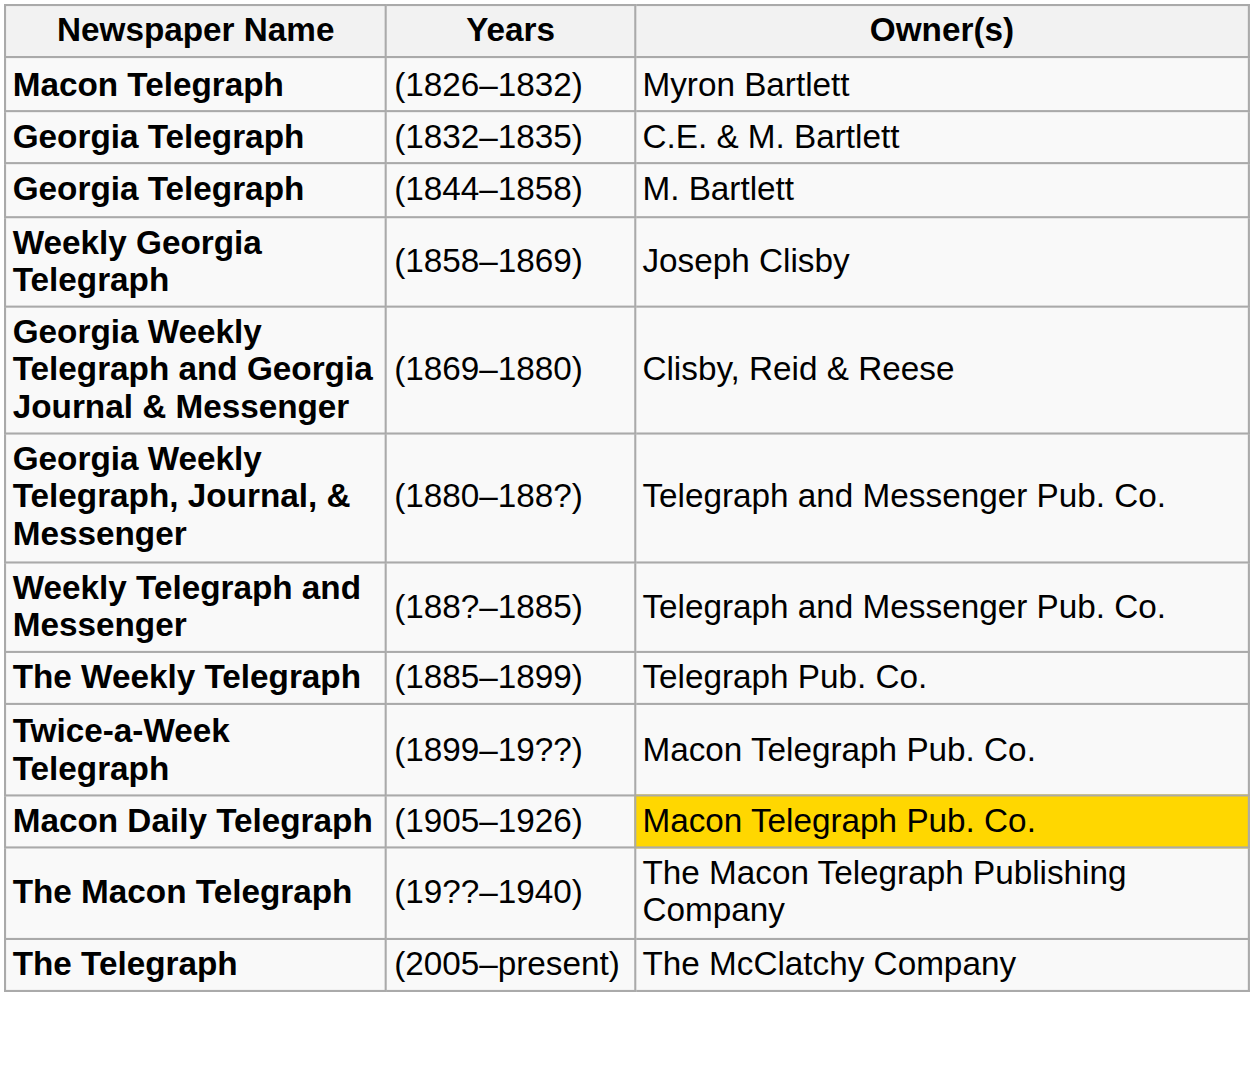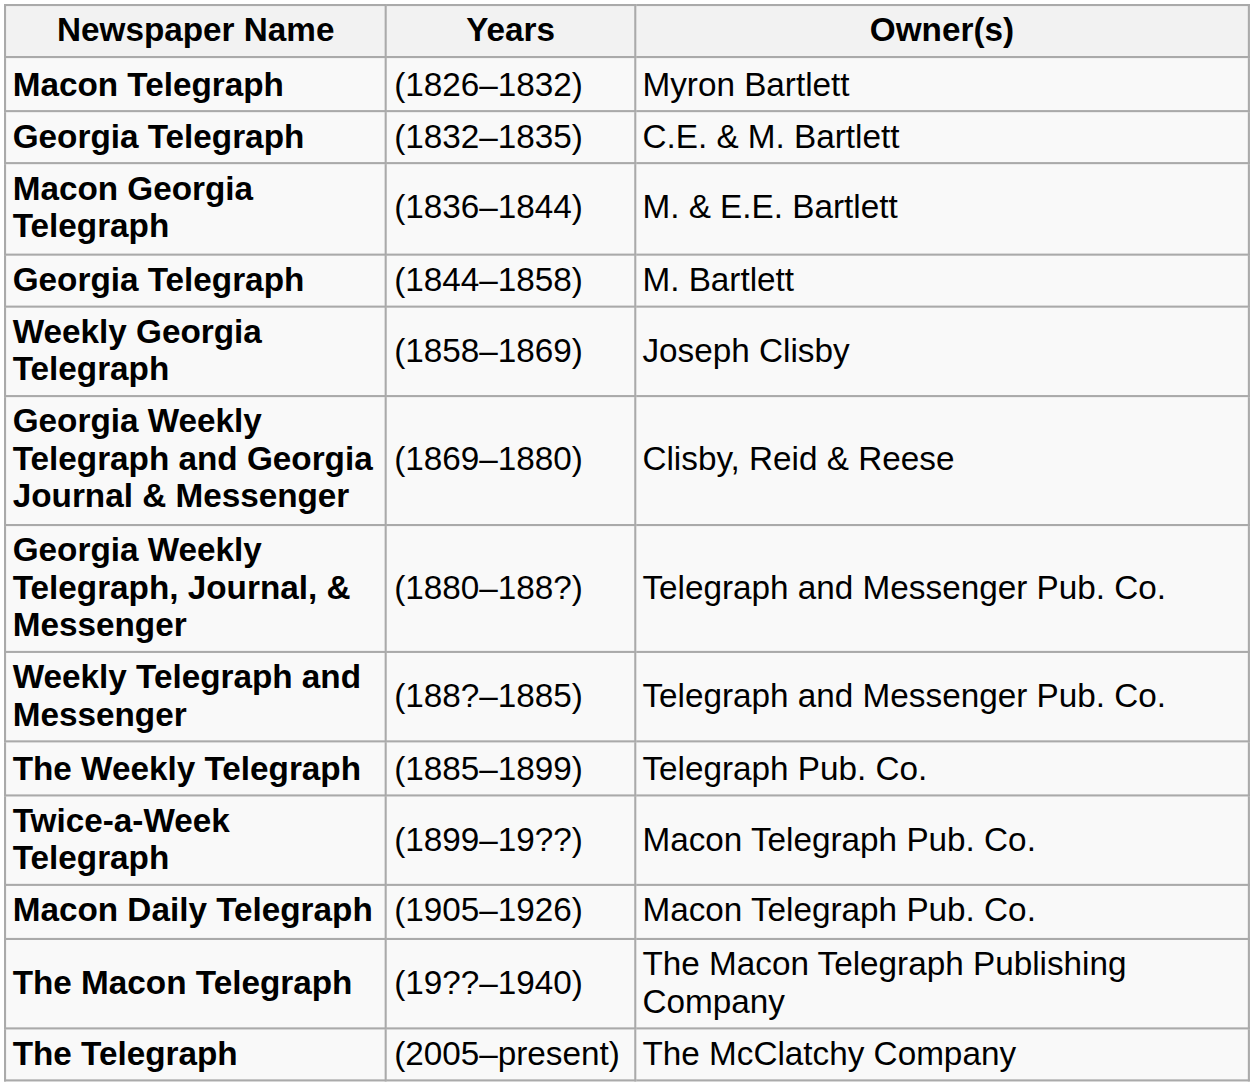+ row: (133, 207)
(839, 820) gold background -> (839, 910) no background
